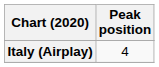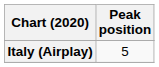(125, 51) 4 -> (125, 51) 5
